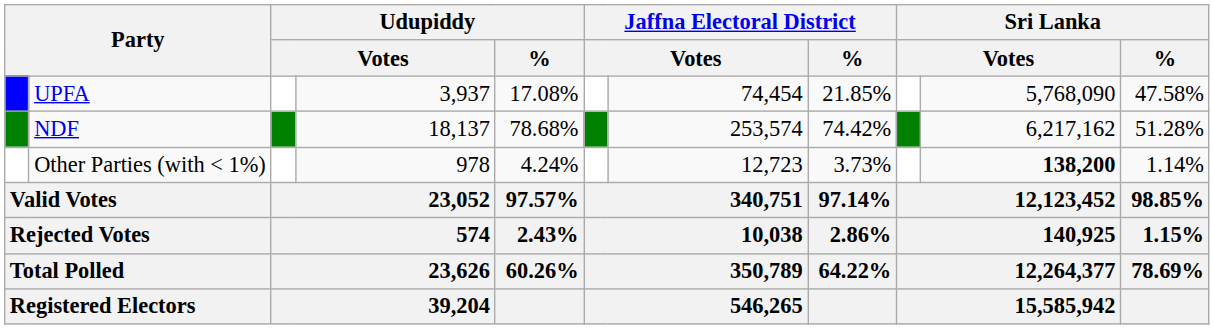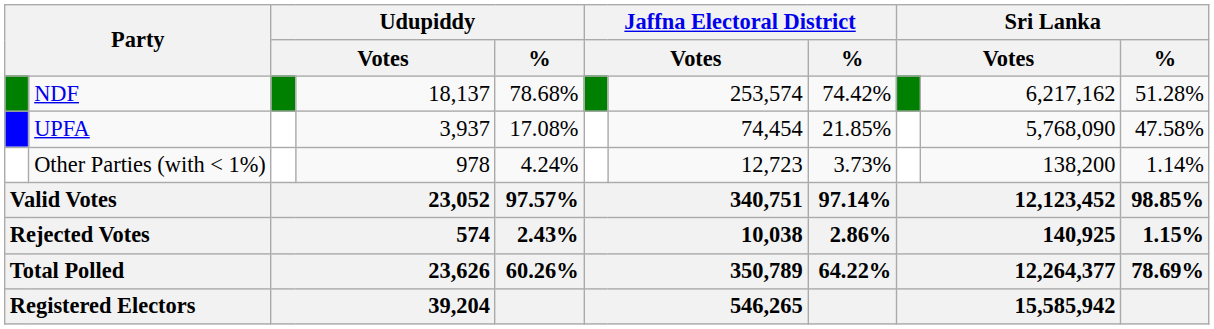rows swapped: (57, 128) <-> (62, 93)
(1079, 164) bold -> (1079, 164) normal
